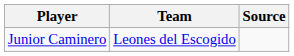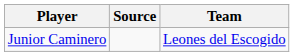columns swapped: (174, 16) <-> (264, 16)
